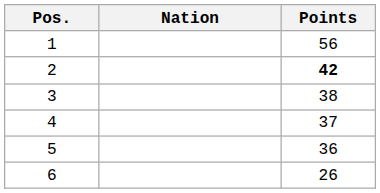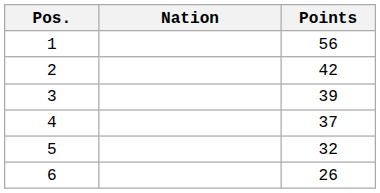(328, 70) bold -> (328, 70) normal
(328, 97) 38 -> (328, 97) 39
(328, 149) 36 -> (328, 149) 32
